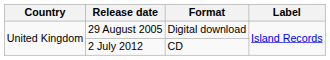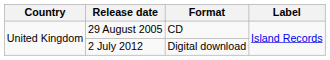(207, 30) Digital download -> (175, 30) CD
(175, 47) CD -> (207, 47) Digital download
